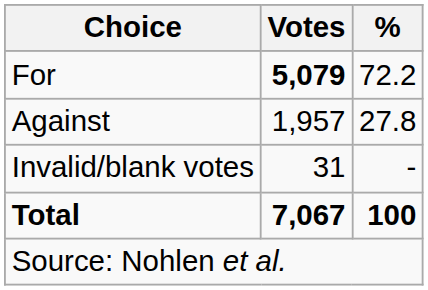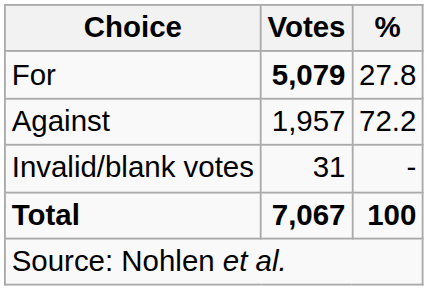(388, 74) 72.2 -> (388, 74) 27.8
(388, 121) 27.8 -> (388, 121) 72.2
